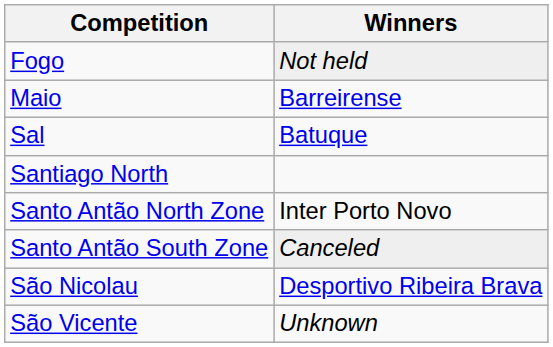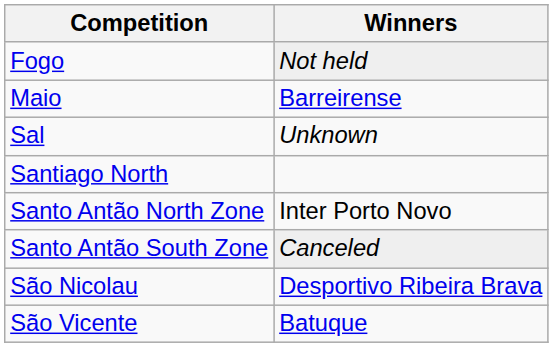(323, 135) Batuque -> (329, 135) Unknown
(329, 323) Unknown -> (323, 323) Batuque
